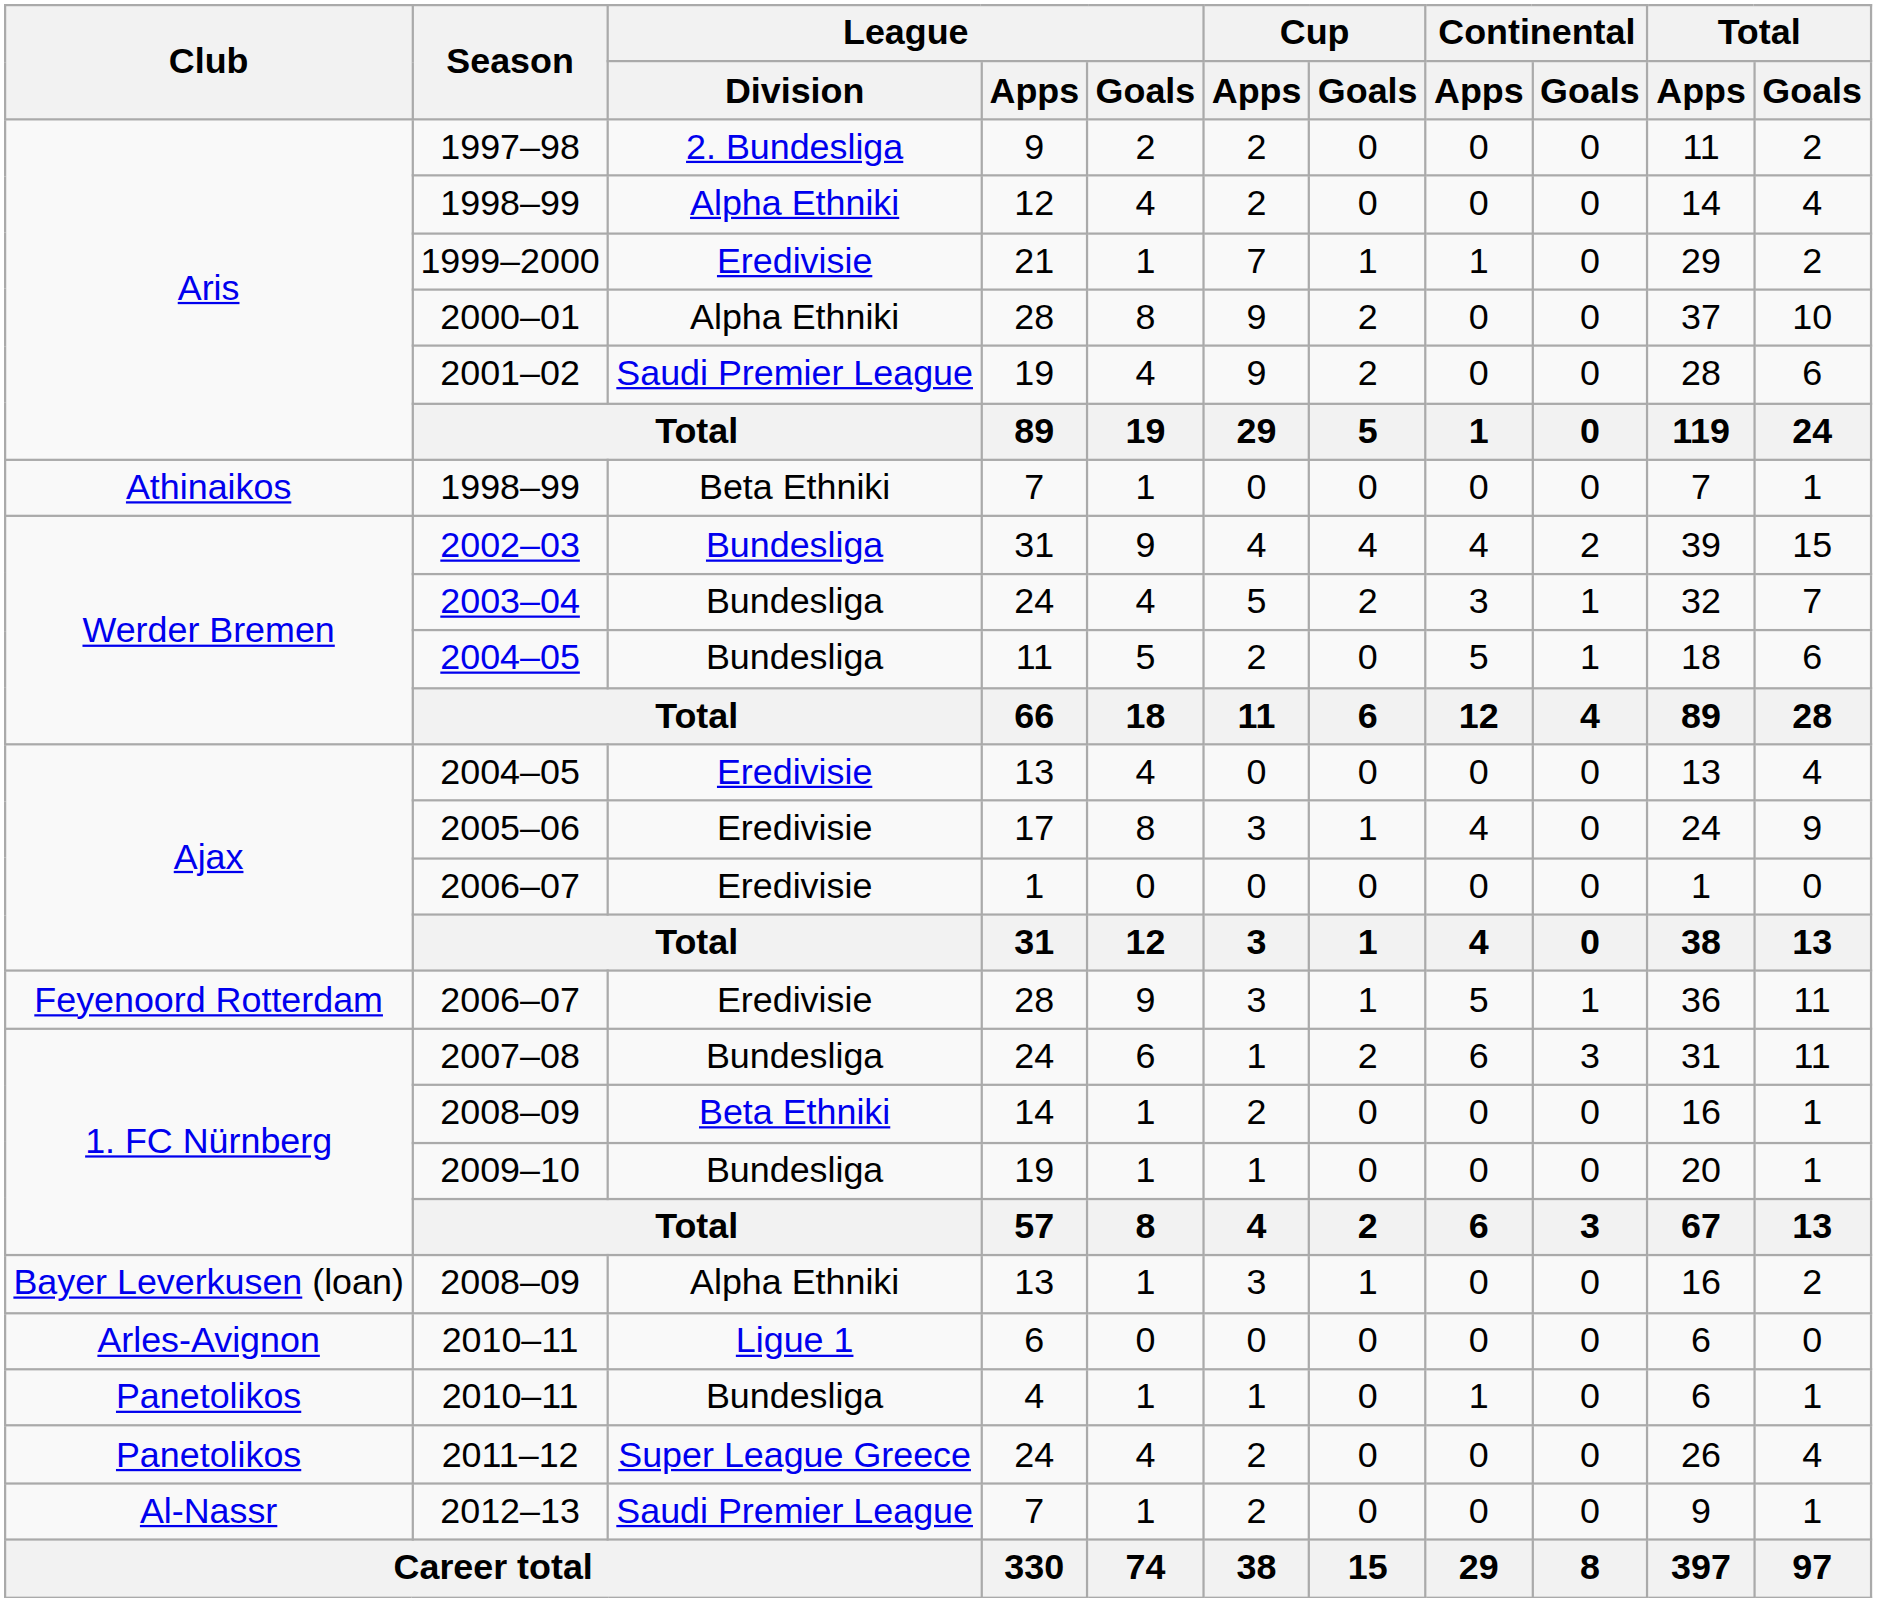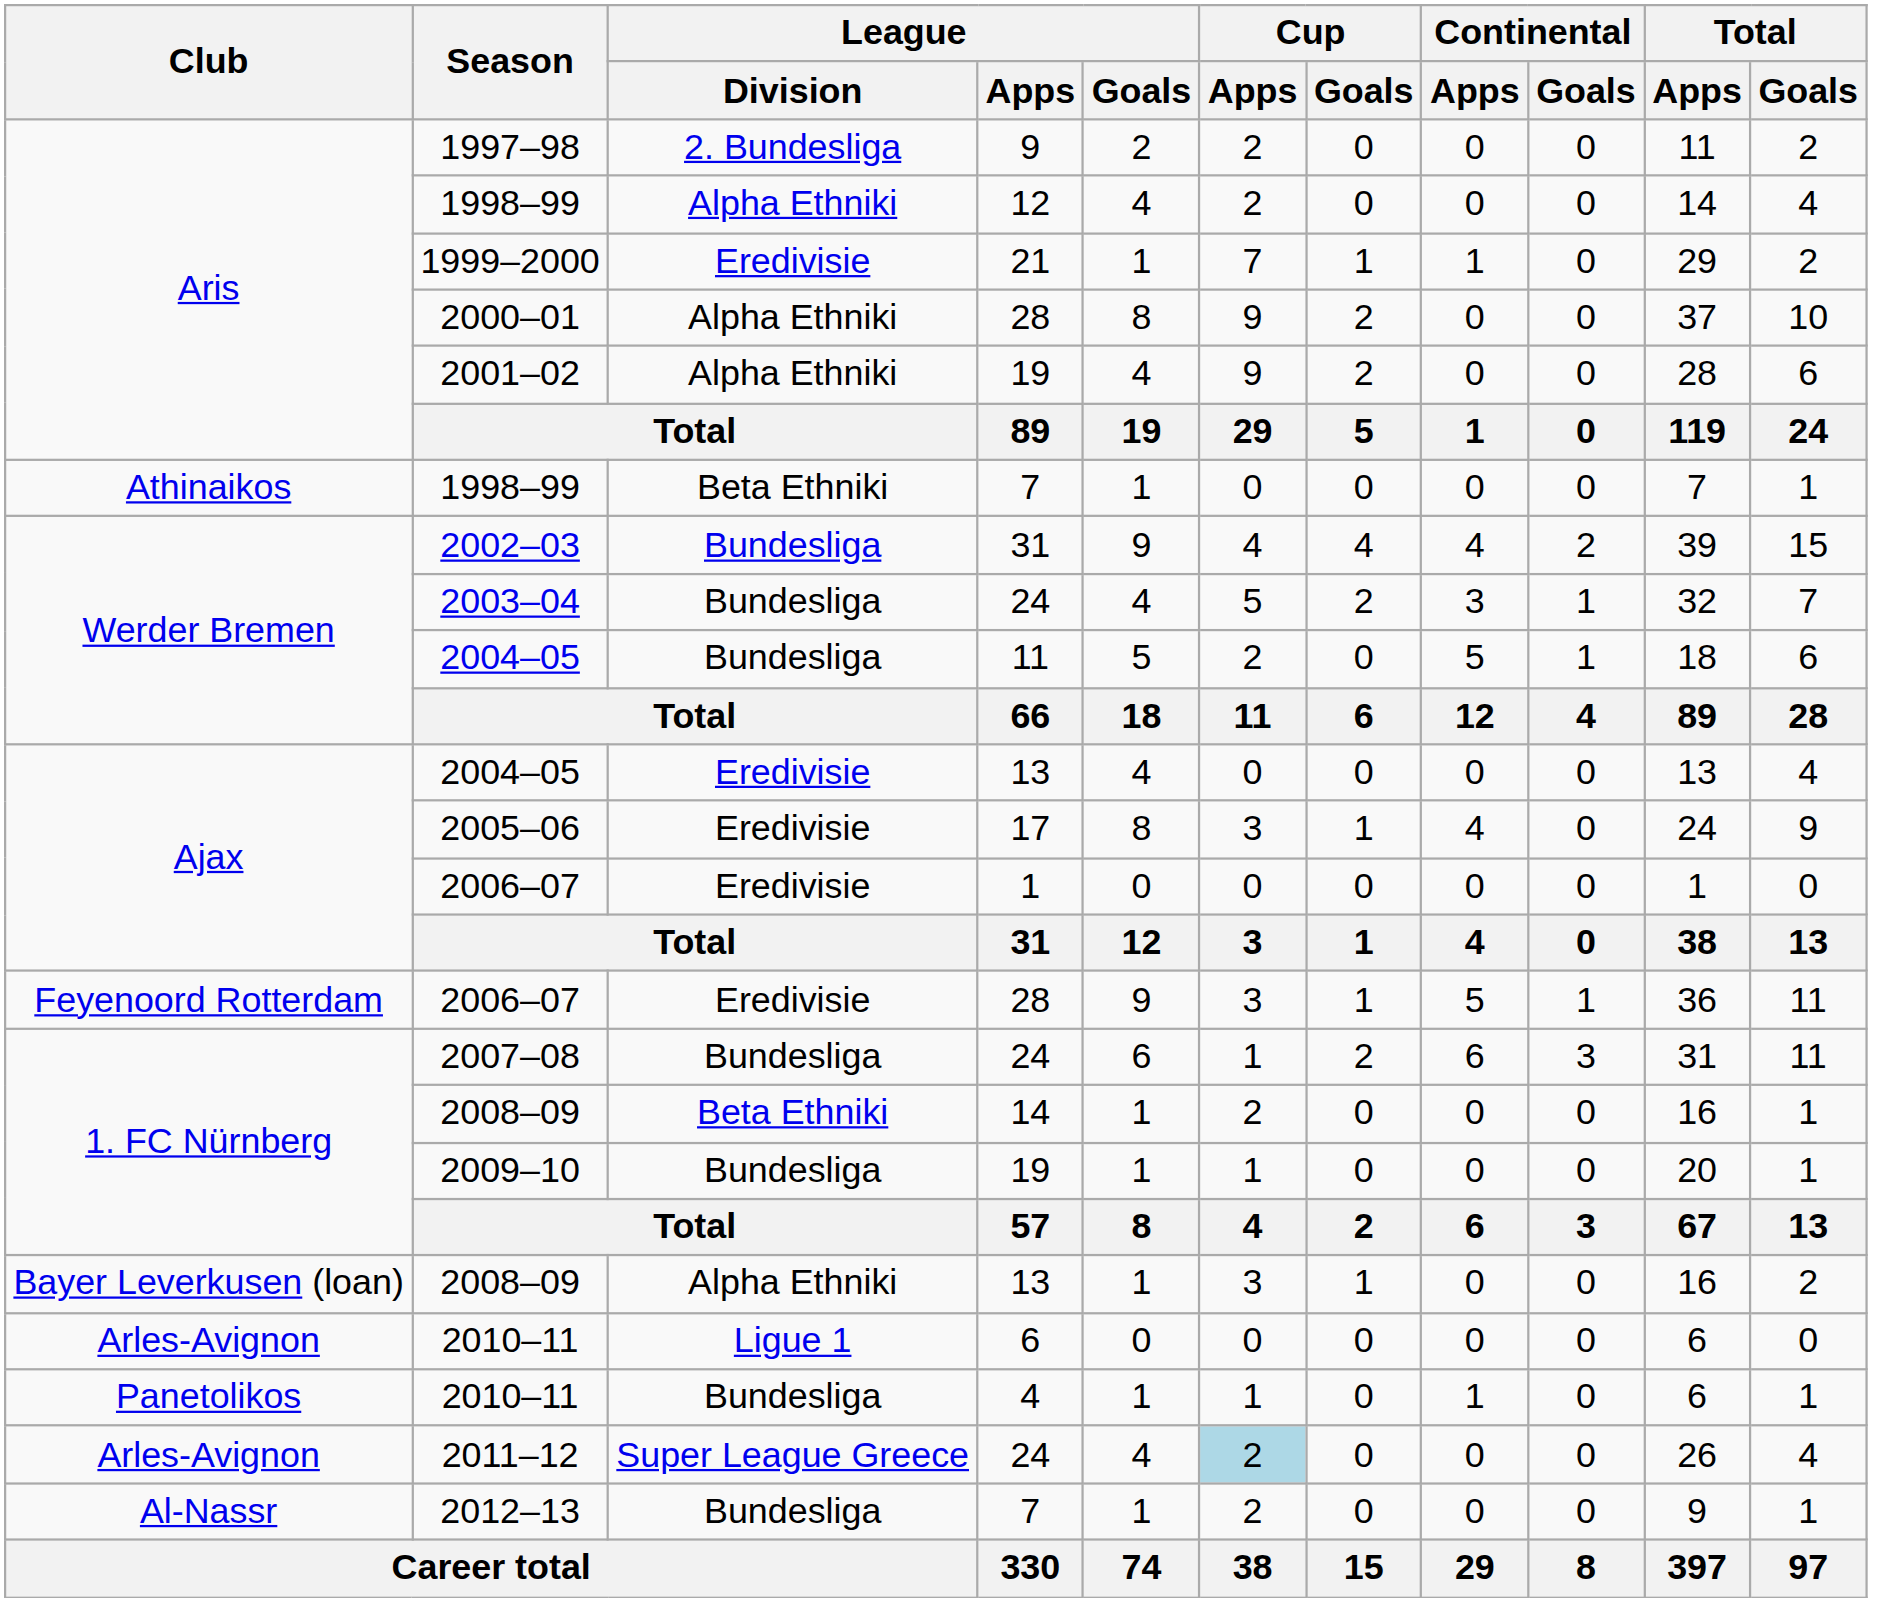(795, 373) Saudi Premier League -> (793, 373) Alpha Ethniki
(209, 1453) Panetolikos -> (209, 1453) Arles-Avignon
(1257, 1453) no background -> (1253, 1453) lightblue background
(795, 1510) Saudi Premier League -> (793, 1510) Bundesliga
